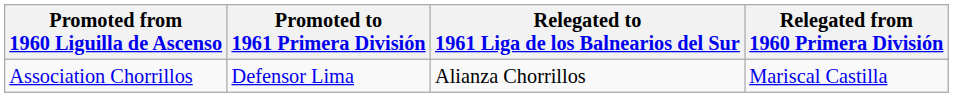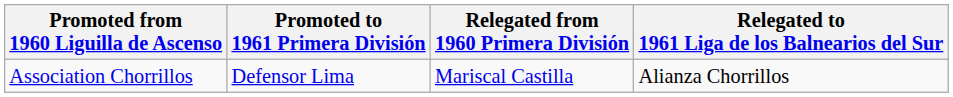columns swapped: (846, 32) <-> (587, 32)
